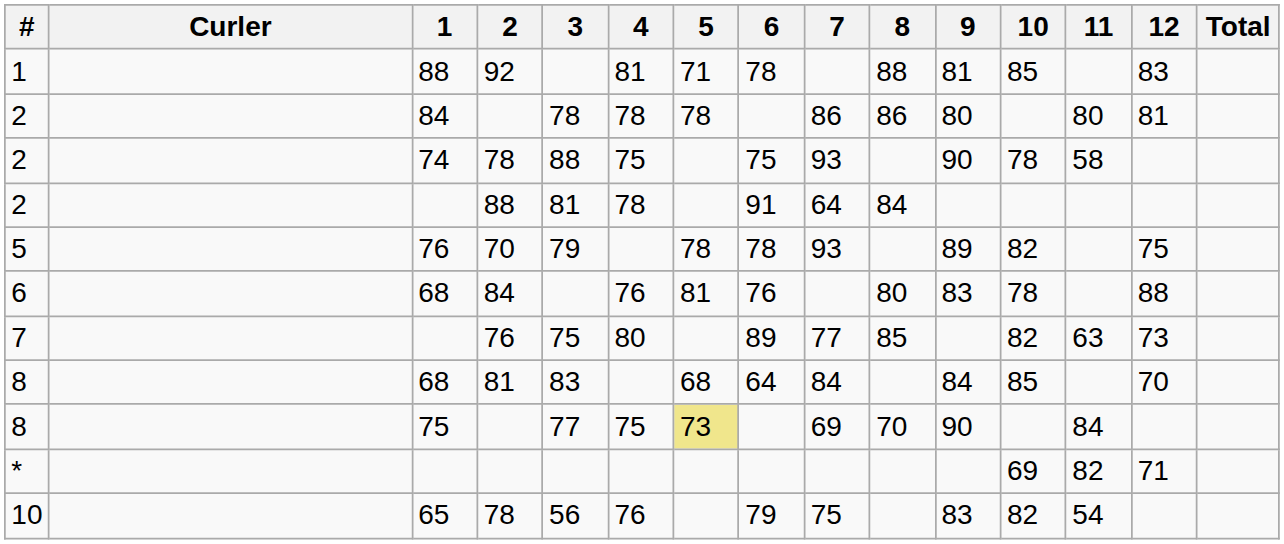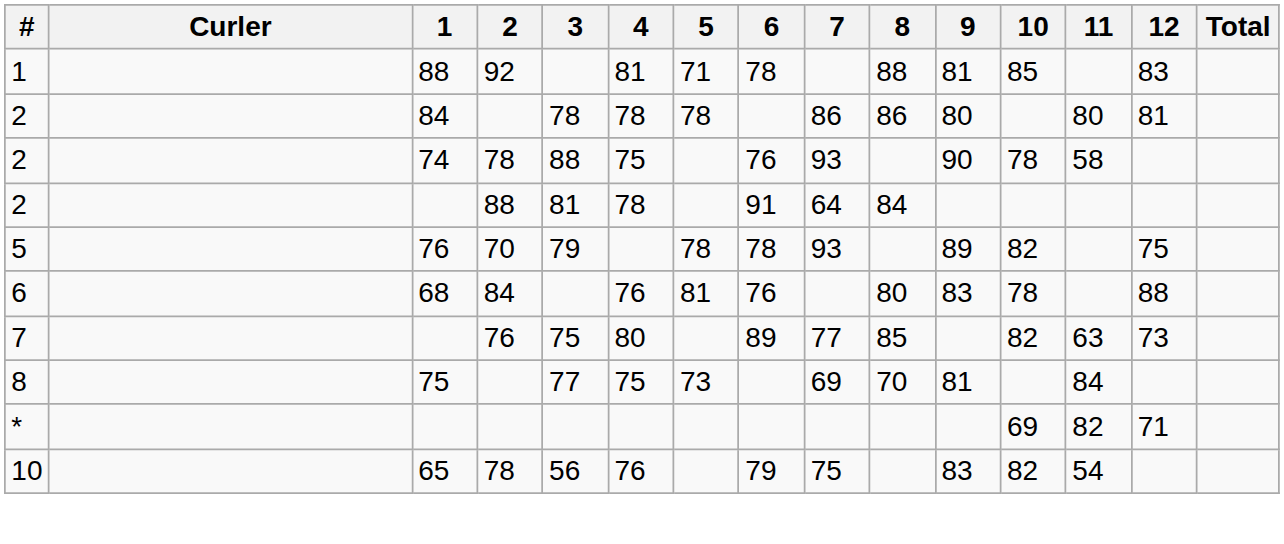(761, 159) 75 -> (761, 159) 76
- row: (19, 381)
(695, 426) khaki background -> (695, 381) no background
(957, 426) 90 -> (957, 381) 81
